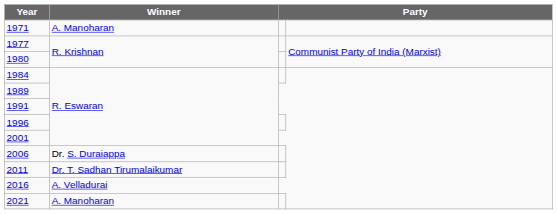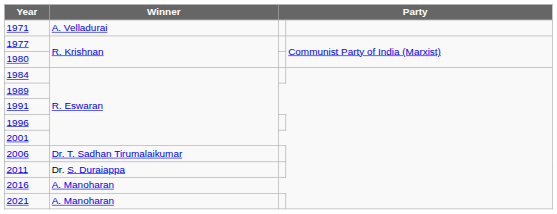(83, 28) A. Manoharan -> (80, 28) A. Velladurai
(88, 153) Dr. S. Duraiappa -> (117, 153) Dr. T. Sadhan Tirumalaikumar
(117, 169) Dr. T. Sadhan Tirumalaikumar -> (88, 169) Dr. S. Duraiappa
(80, 185) A. Velladurai -> (83, 185) A. Manoharan
